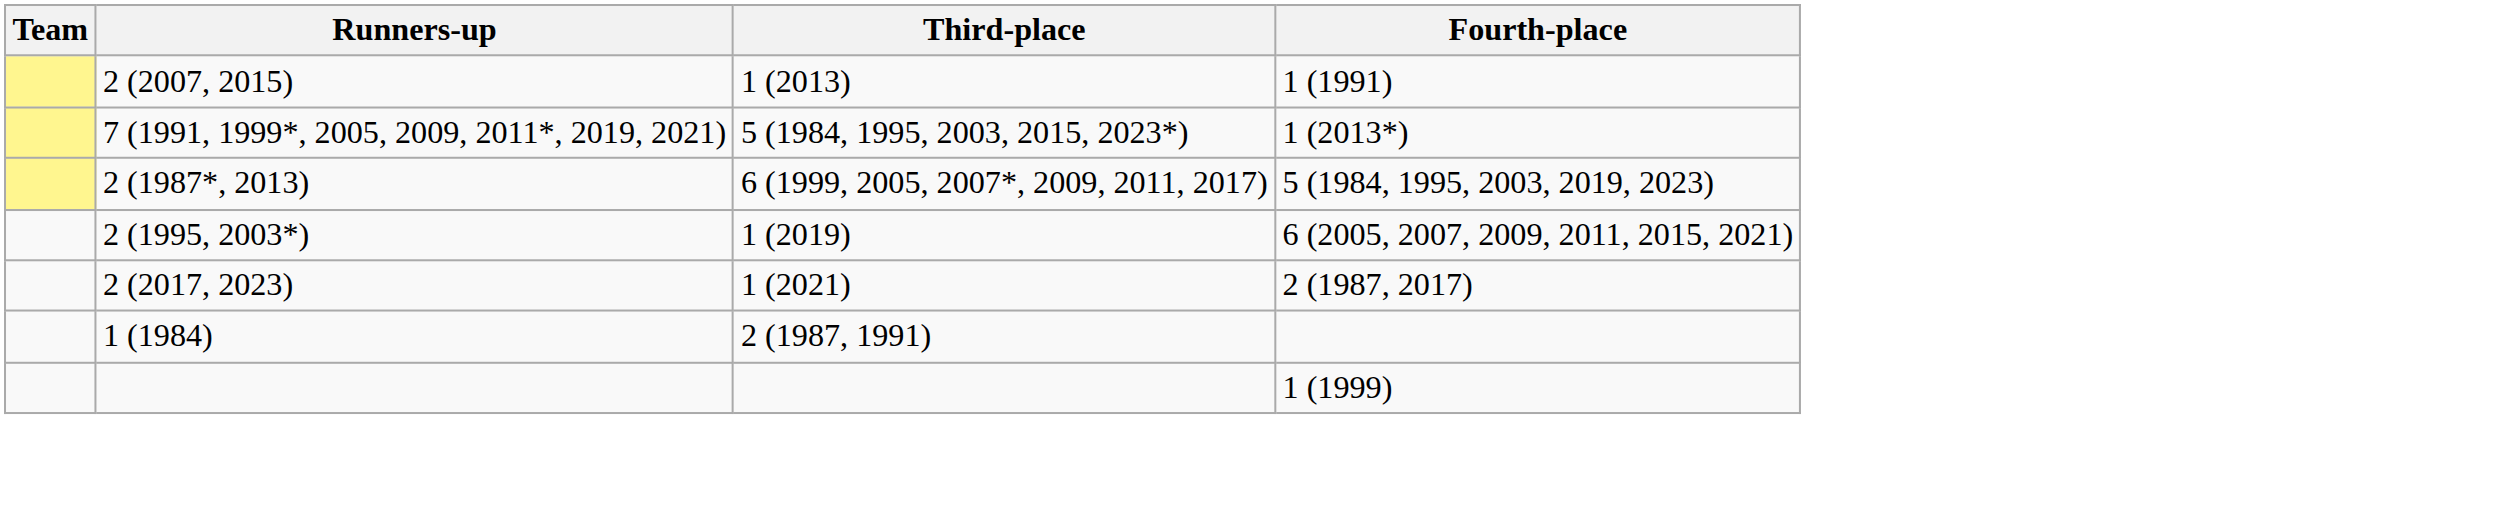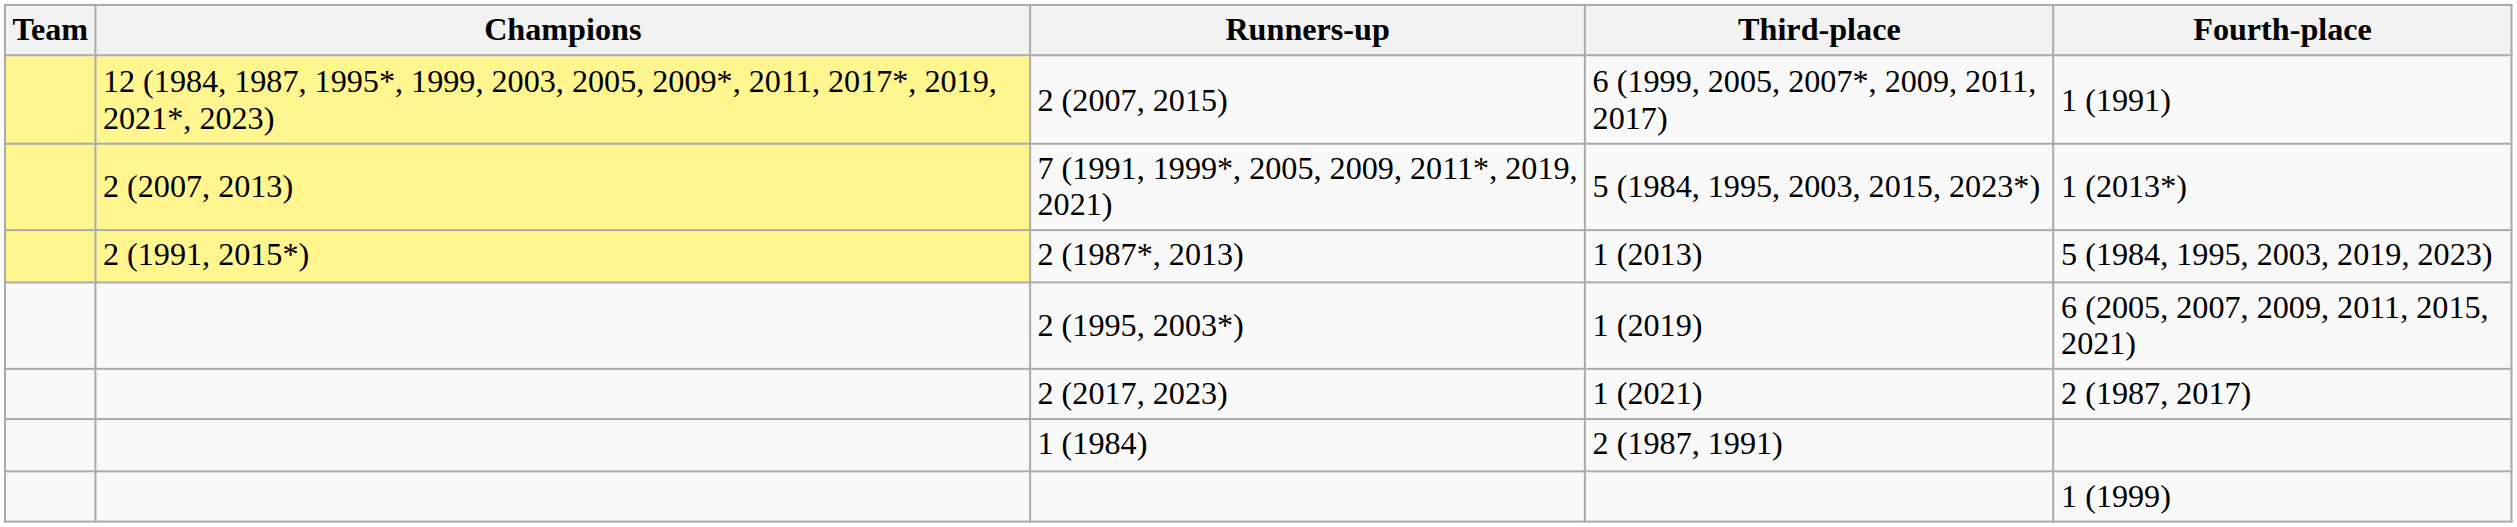+ column: (563, 30)
(796, 81) 1 (2013) -> (1814, 99) 6 (1999, 2005, 2007*, 2009, 2011, 2017)
(1004, 183) 6 (1999, 2005, 2007*, 2009, 2011, 2017) -> (1647, 255) 1 (2013)
